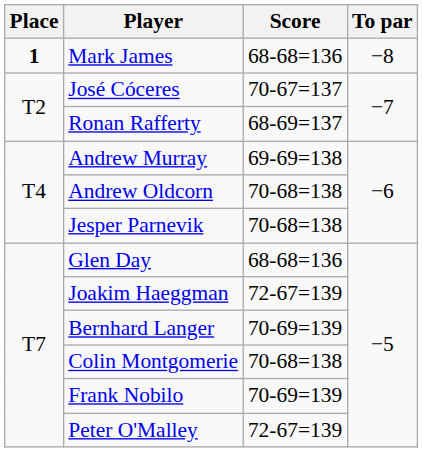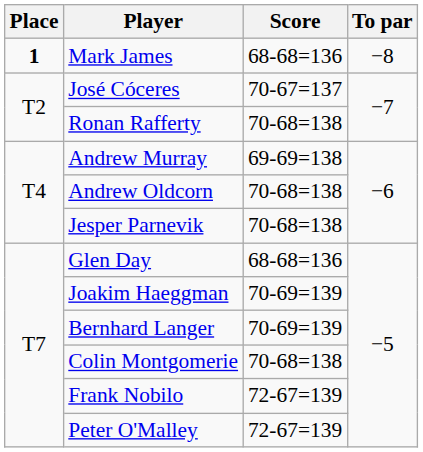(295, 123) 68-69=137 -> (295, 123) 70-68=138
(295, 293) 72-67=139 -> (295, 293) 70-69=139
(295, 395) 70-69=139 -> (295, 395) 72-67=139
